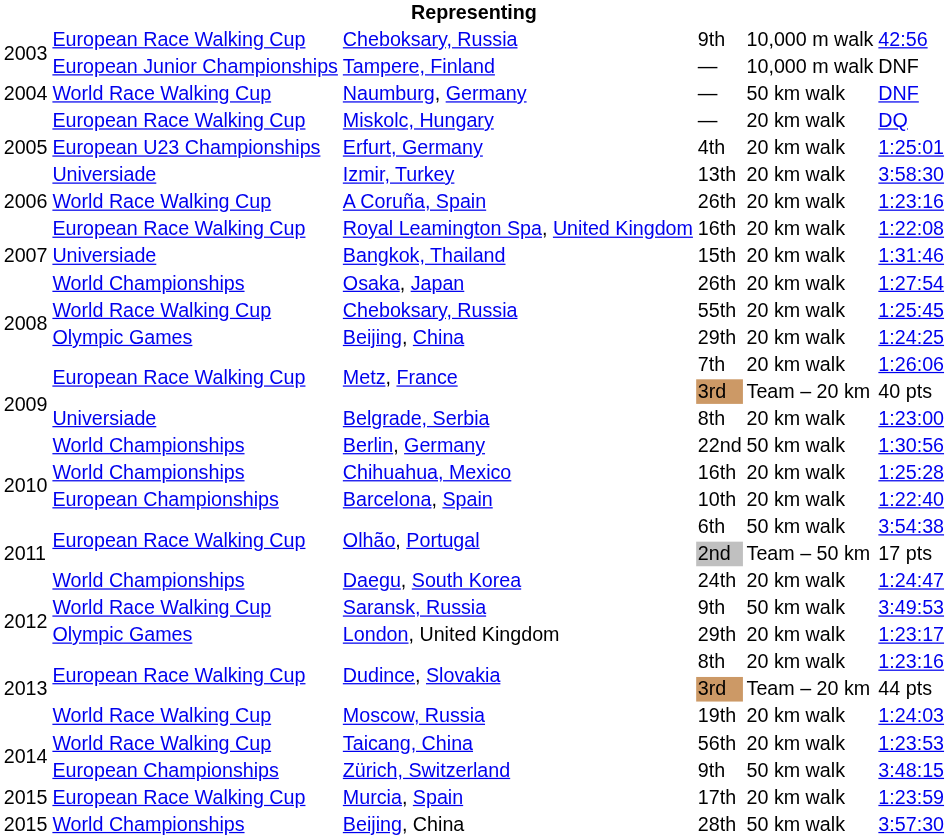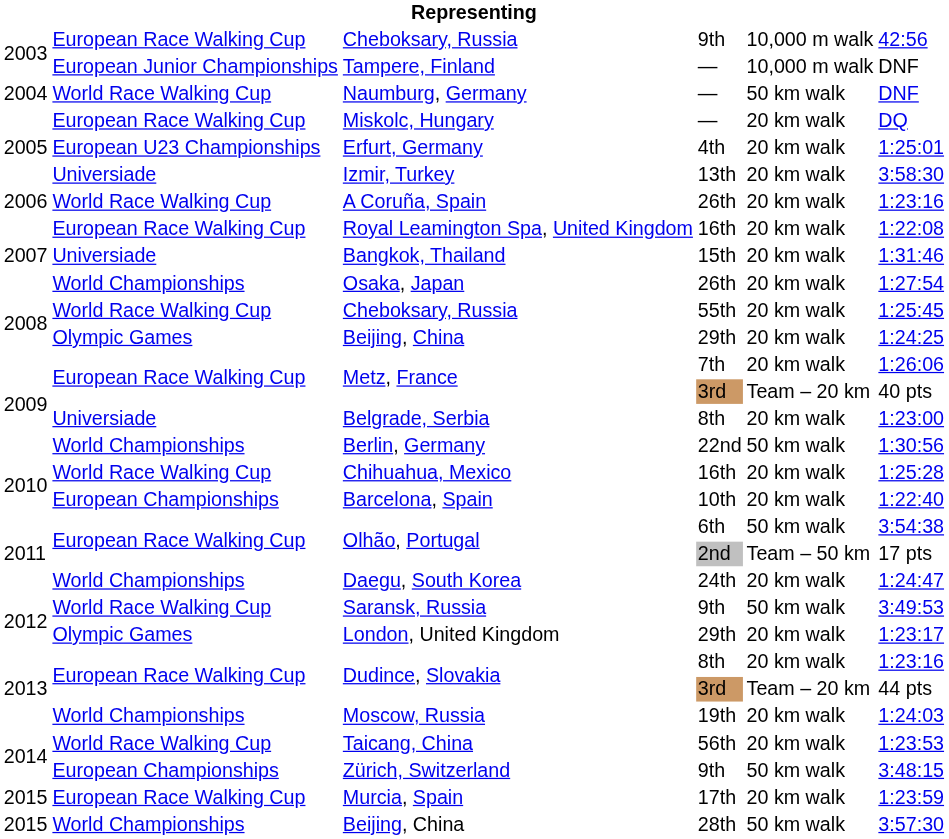(148, 472) World Championships -> (162, 472) World Race Walking Cup
(162, 716) World Race Walking Cup -> (148, 716) World Championships
